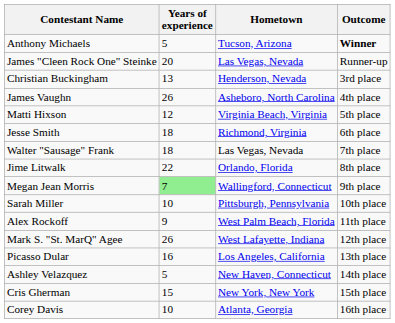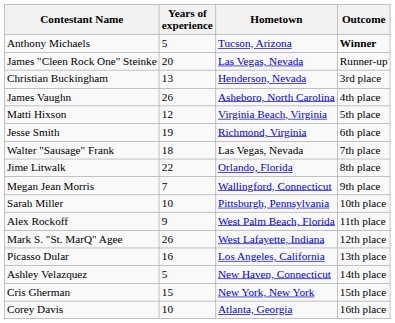(167, 132) 18 -> (167, 132) 19
(165, 185) lightgreen background -> (165, 185) no background
